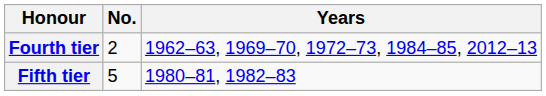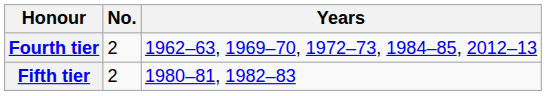(112, 76) 5 -> (112, 76) 2
